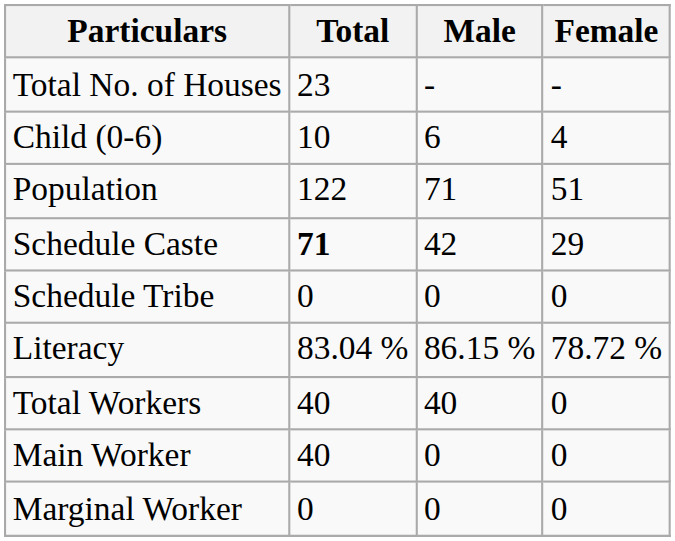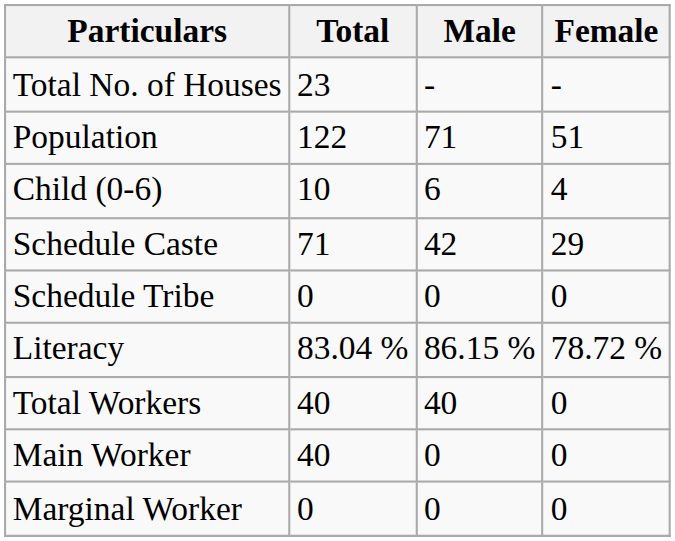rows swapped: (85, 190) <-> (88, 137)
(314, 243) bold -> (314, 243) normal
